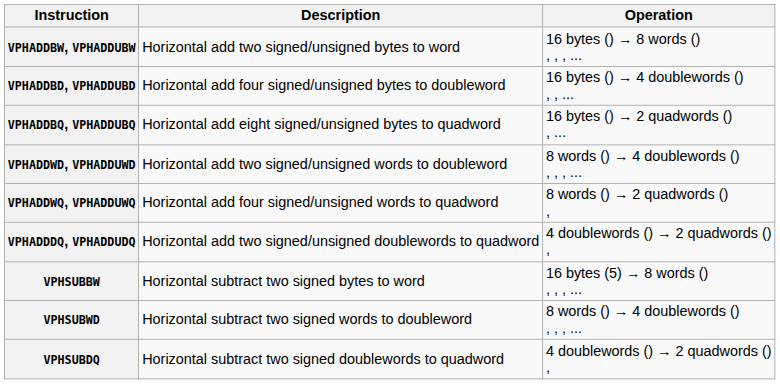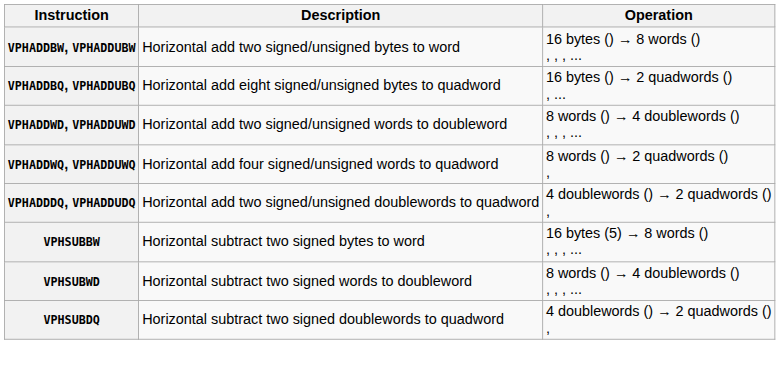- row: (72, 85)
